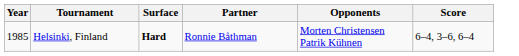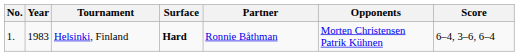+ column: (15, 12)
(18, 36) 1985 -> (38, 36) 1983
